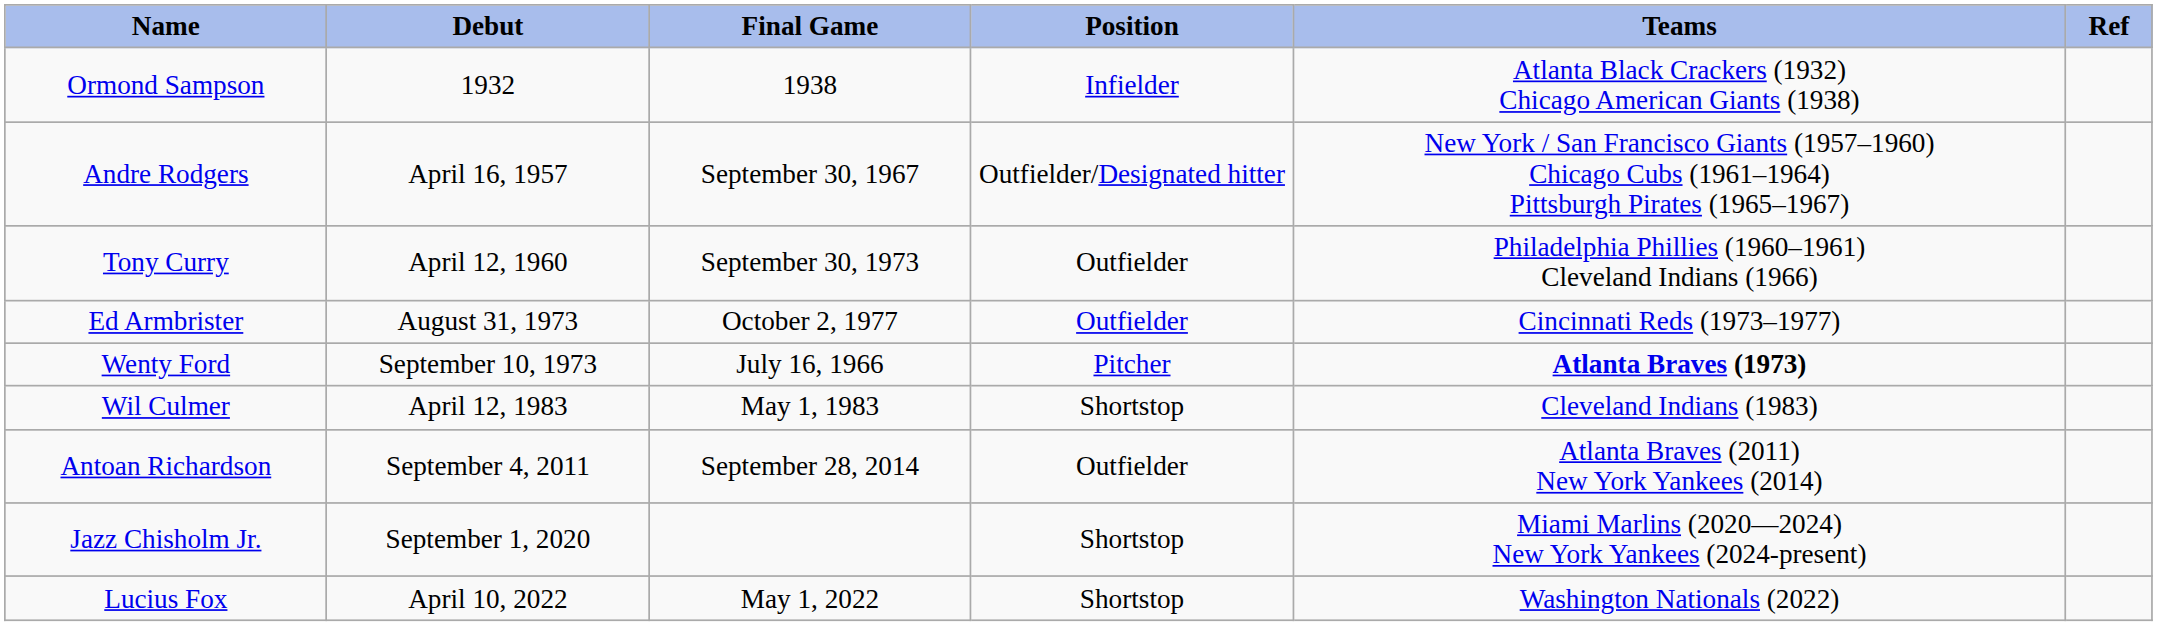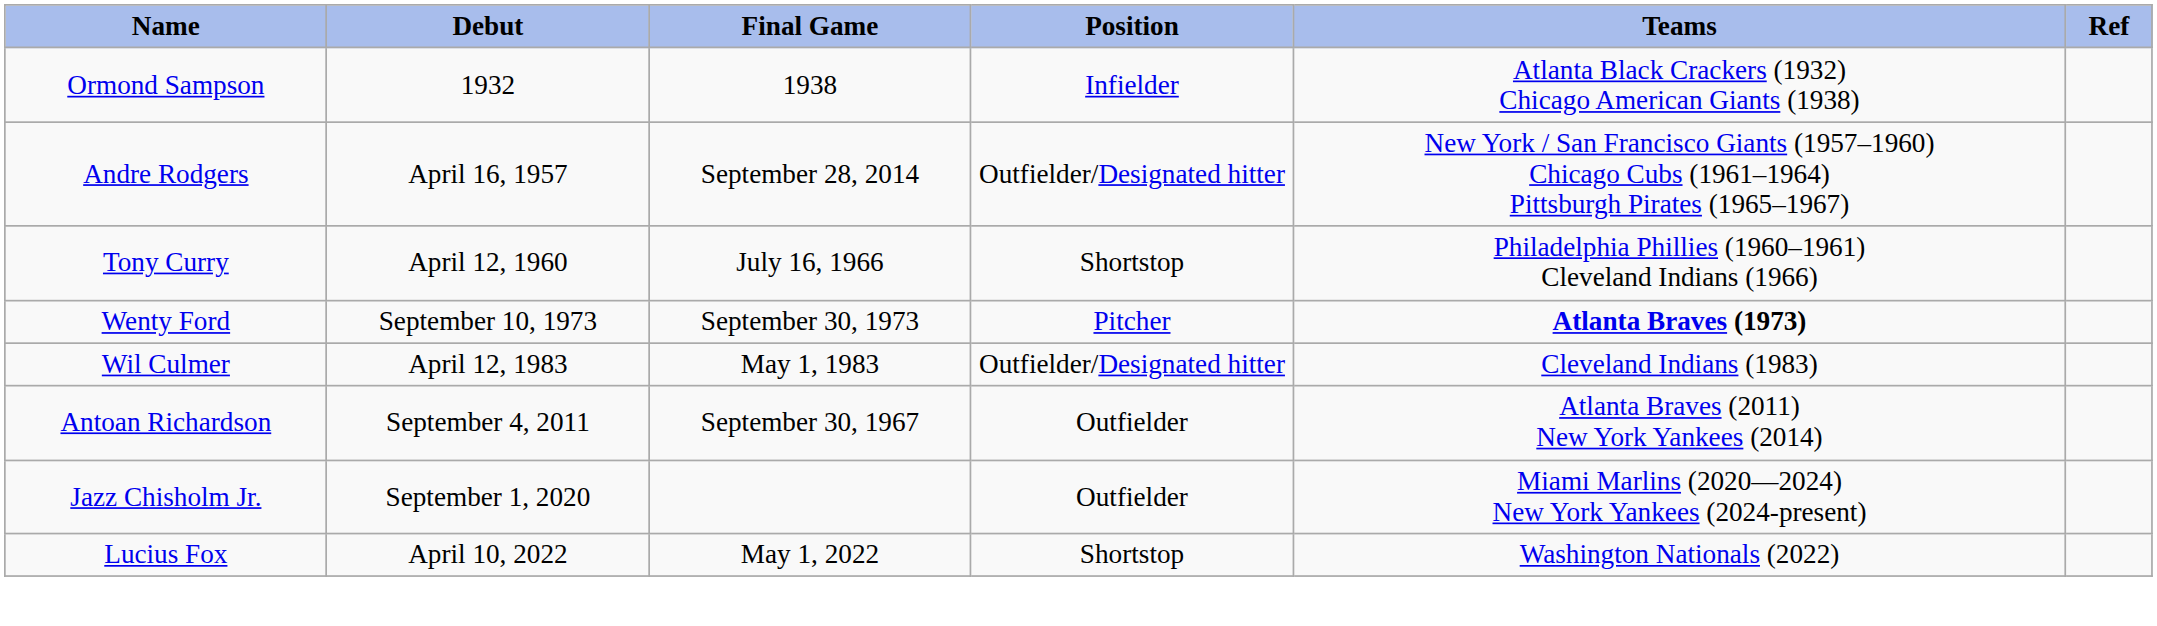(810, 173) September 30, 1967 -> (810, 173) September 28, 2014
(810, 262) September 30, 1973 -> (810, 262) July 16, 1966
(1132, 262) Outfielder -> (1132, 262) Shortstop
- row: (166, 321)
(810, 364) July 16, 1966 -> (810, 321) September 30, 1973
(1132, 407) Shortstop -> (1132, 364) Outfielder/Designated hitter
(810, 465) September 28, 2014 -> (810, 422) September 30, 1967
(1132, 539) Shortstop -> (1132, 496) Outfielder
